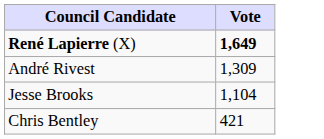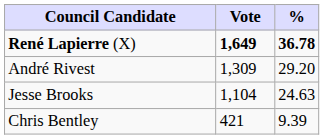+ column: (297, 17)
